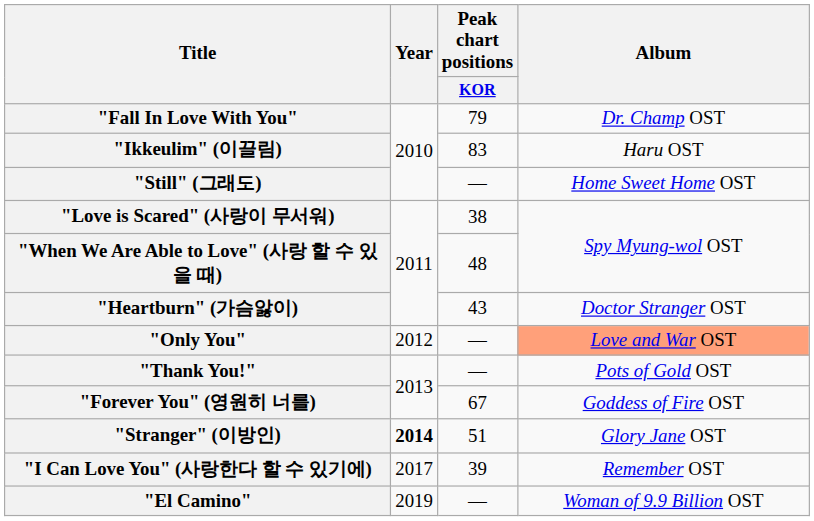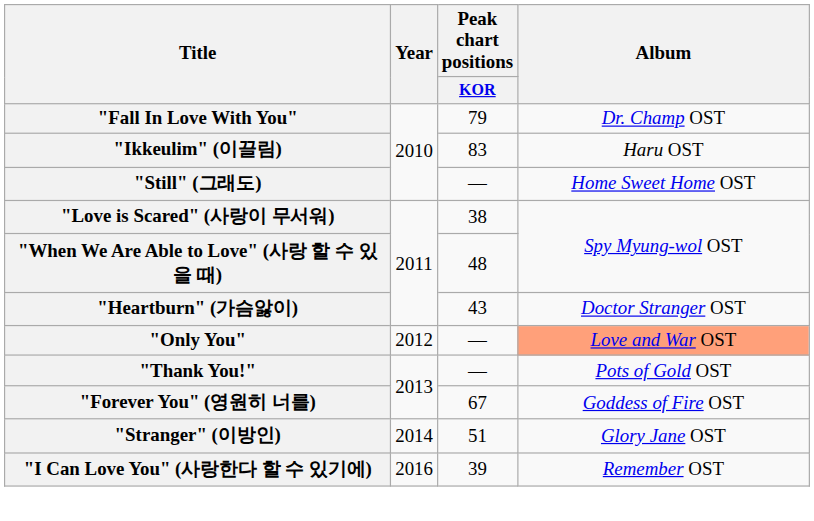(414, 435) bold -> (414, 435) normal
(414, 469) 2017 -> (414, 469) 2016
- row: (198, 500)
